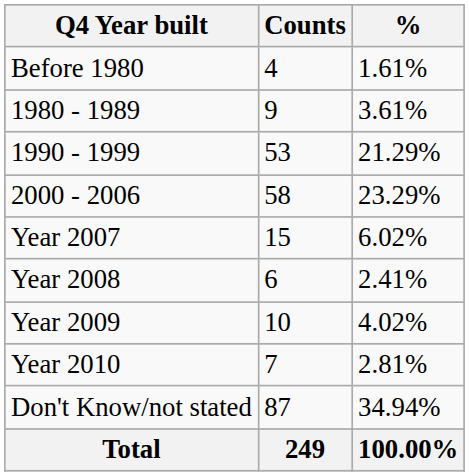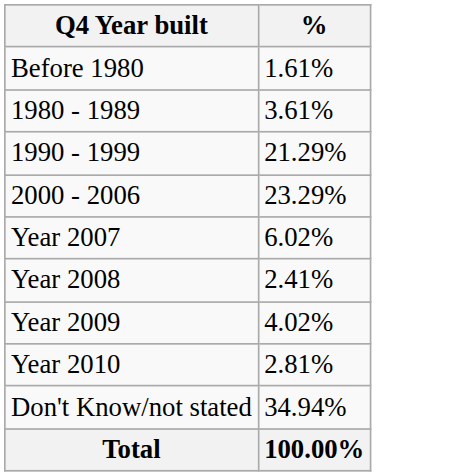- column: (305, 25)
